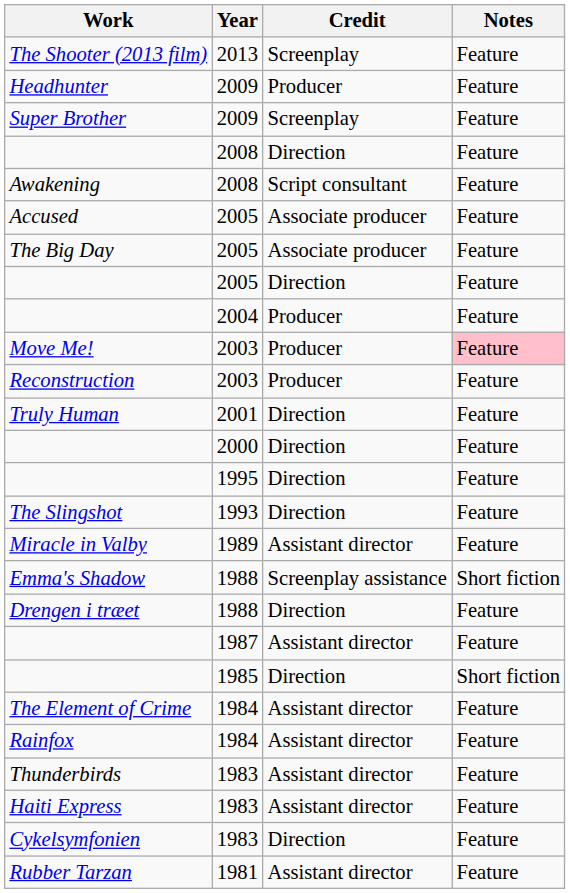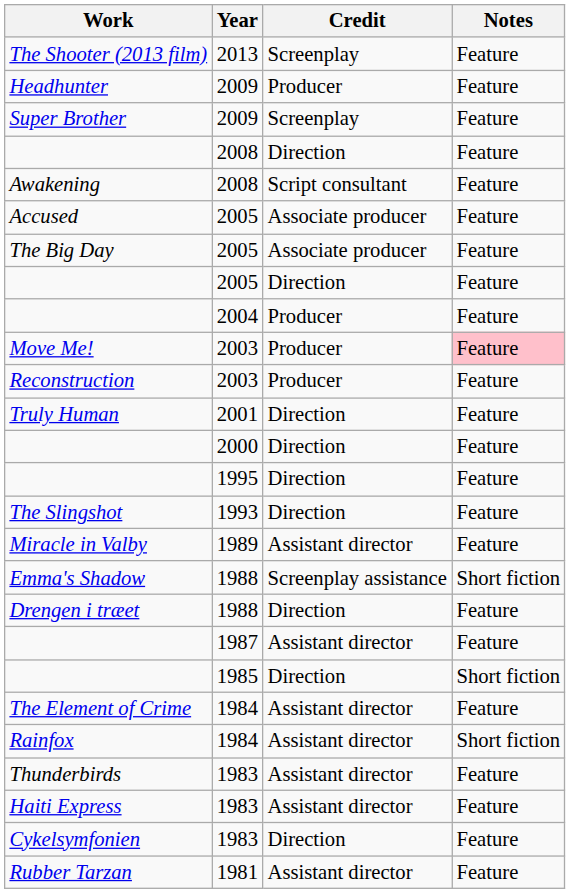(487, 741) Feature -> (508, 741) Short fiction
